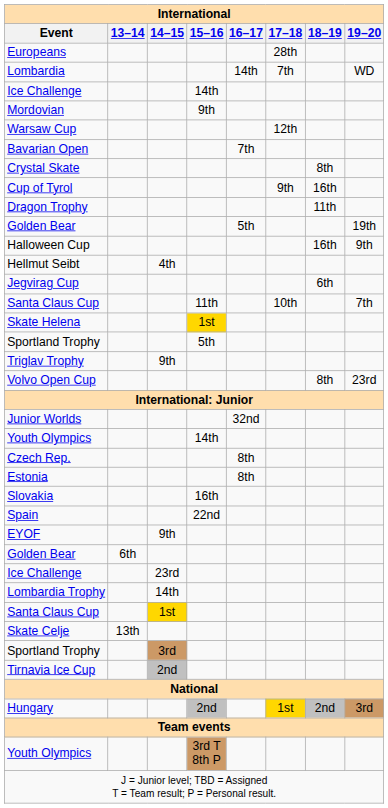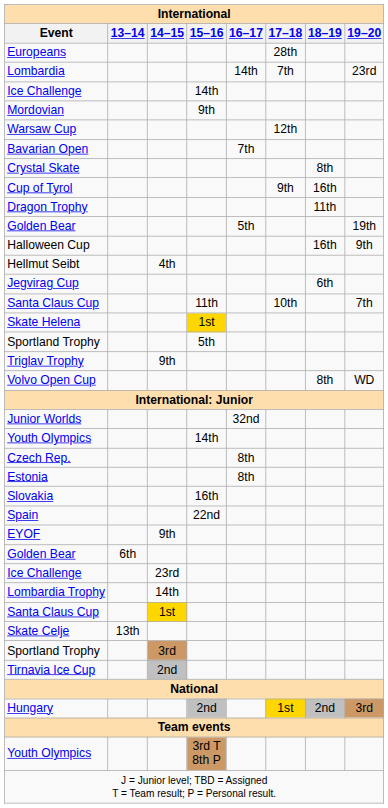(364, 71) WD -> (364, 71) 23rd
(364, 380) 23rd -> (364, 380) WD
